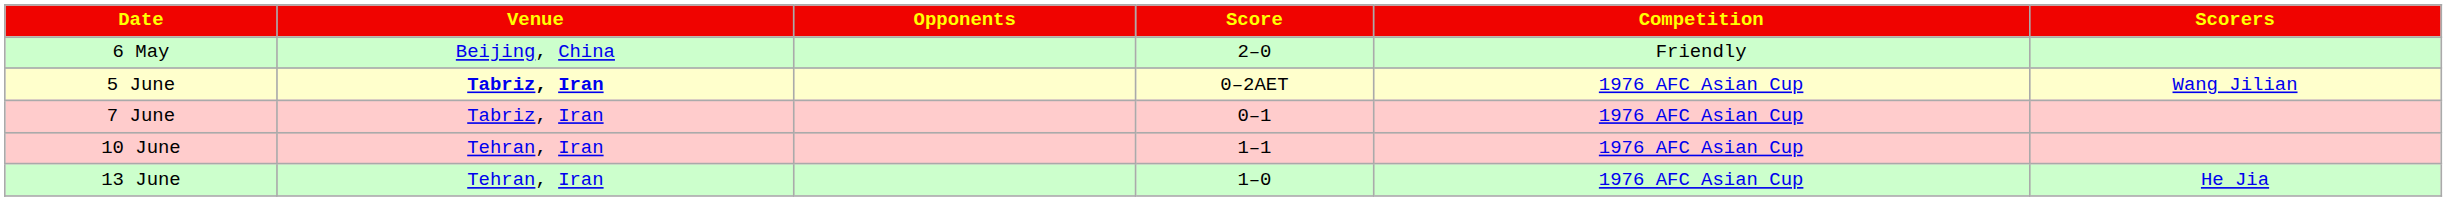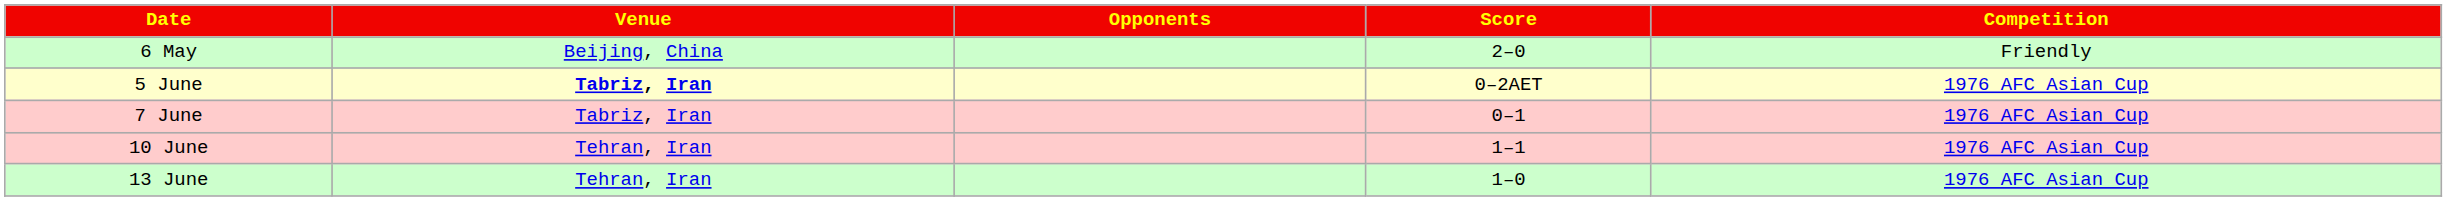- column: (2235, 20)
